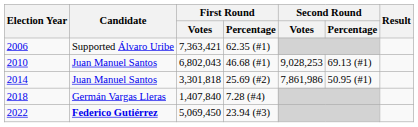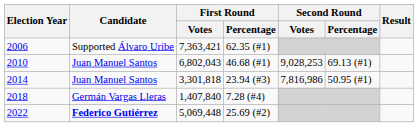(248, 79) 25.69 (#2) -> (248, 79) 23.94 (#3)
(302, 79) 7,861,986 -> (302, 79) 7,816,986
(200, 113) 5,069,450 -> (200, 113) 5,069,448
(248, 113) 23.94 (#3) -> (248, 113) 25.69 (#2)
